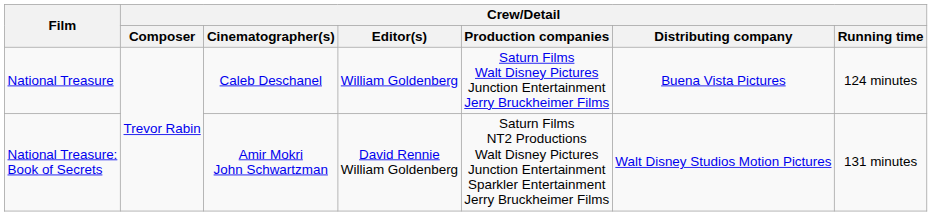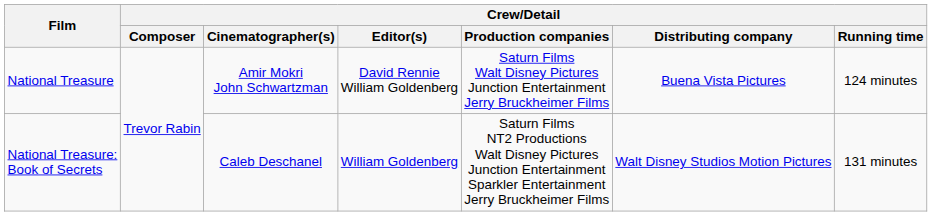(271, 80) Caleb Deschanel -> (271, 80) Amir Mokri John Schwartzman
(399, 80) William Goldenberg -> (399, 80) David Rennie William Goldenberg
(271, 162) Amir Mokri John Schwartzman -> (271, 162) Caleb Deschanel
(399, 162) David Rennie William Goldenberg -> (399, 162) William Goldenberg
